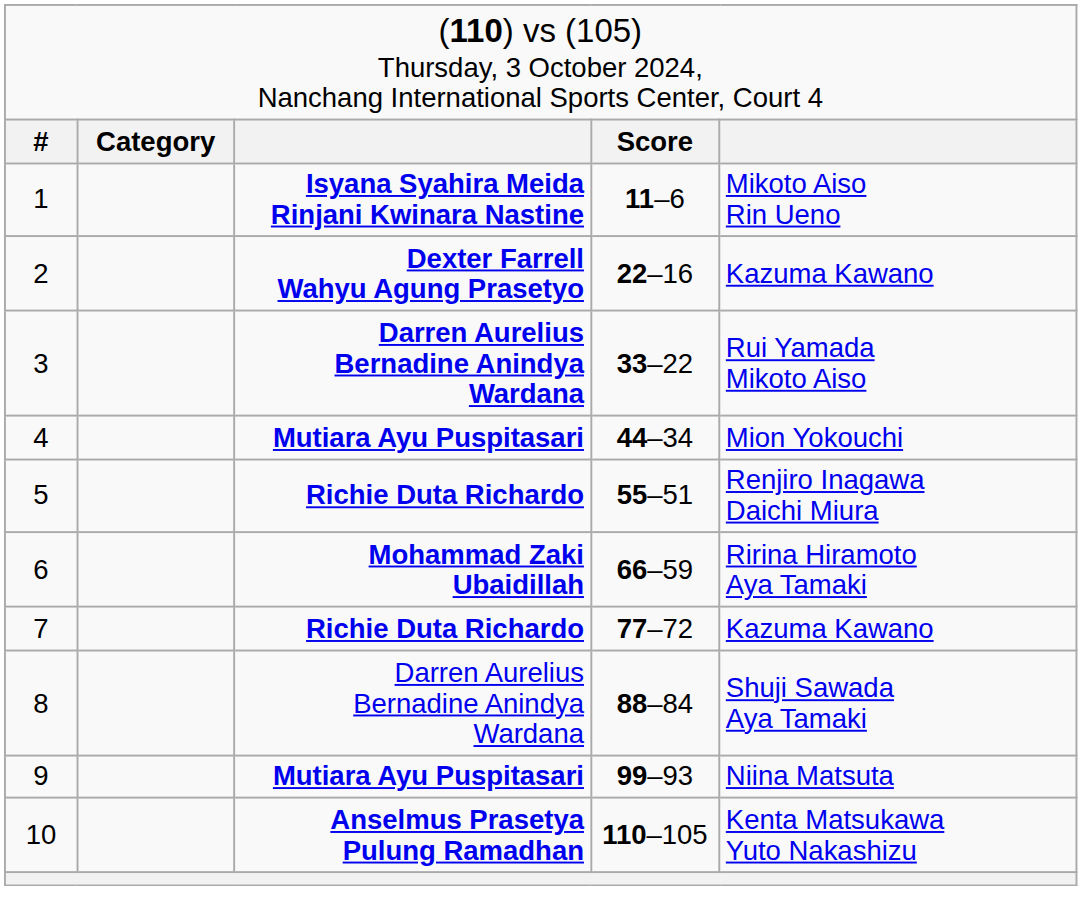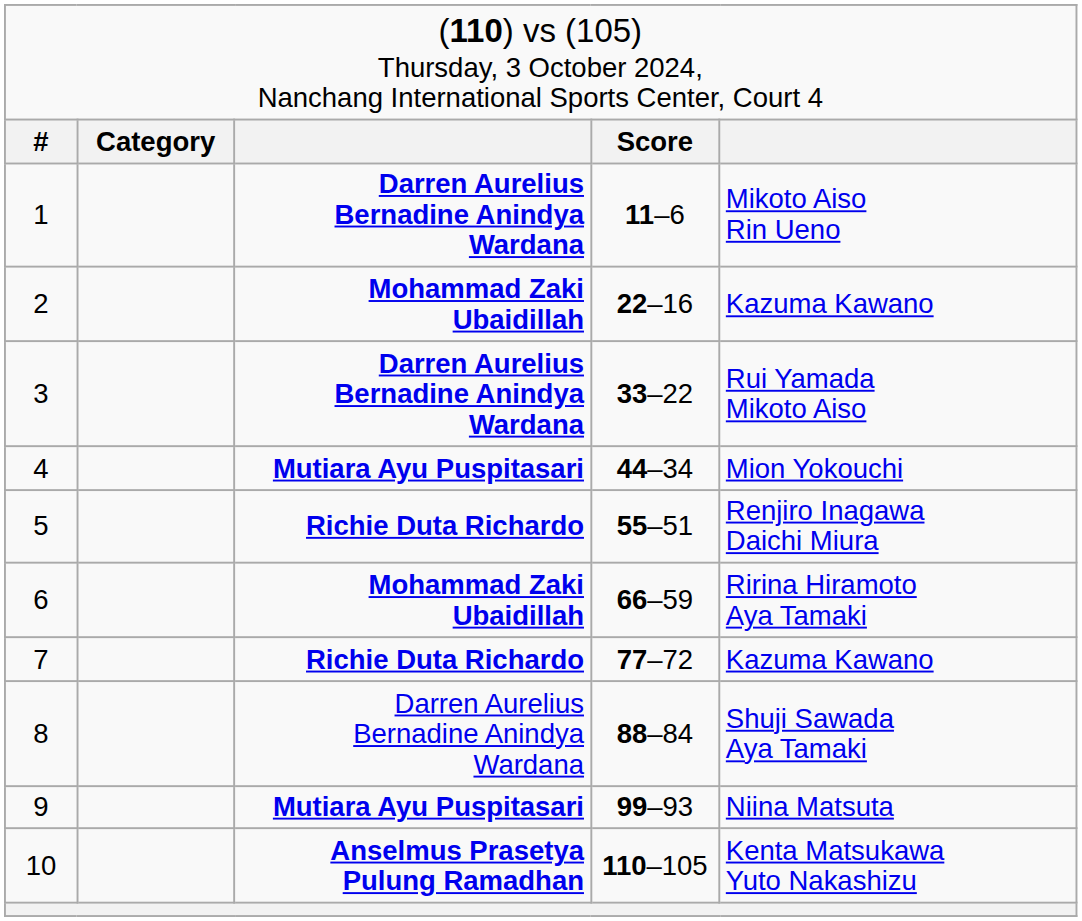(427, 200) Isyana Syahira Meida Rinjani Kwinara Nastine -> (459, 215) Darren Aurelius Bernadine Anindya Wardana
(431, 274) Dexter Farrell Wahyu Agung Prasetyo -> (476, 304) Mohammad Zaki Ubaidillah
